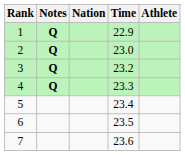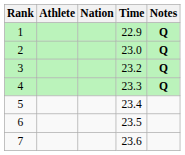columns swapped: (159, 13) <-> (53, 13)
